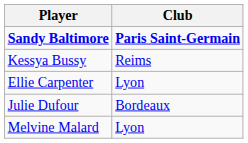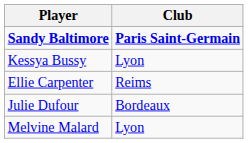(133, 60) Reims -> (130, 60) Lyon
(130, 82) Lyon -> (133, 82) Reims
